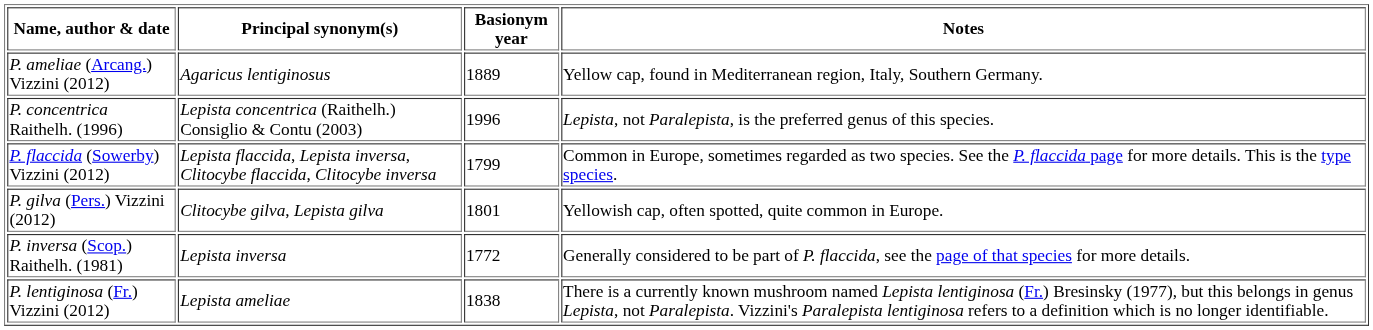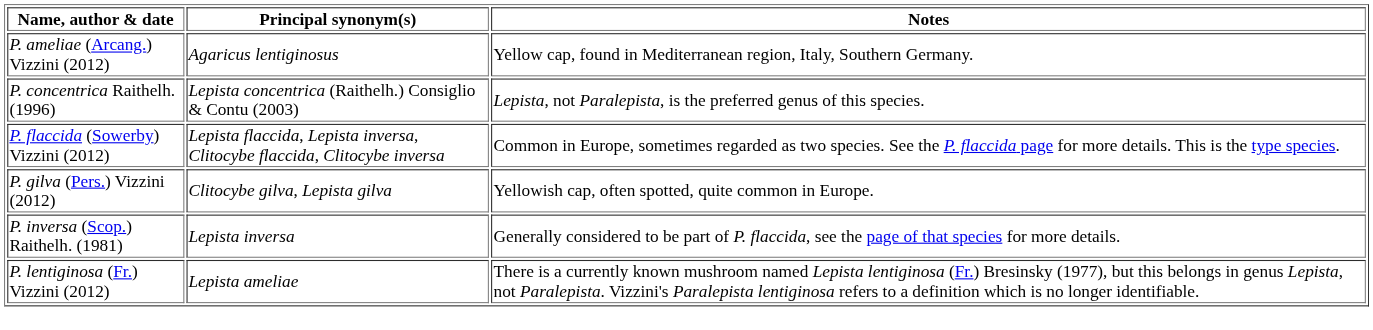- column: (511, 28)
